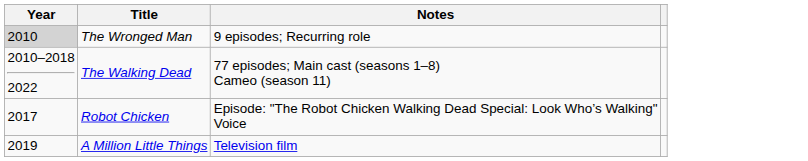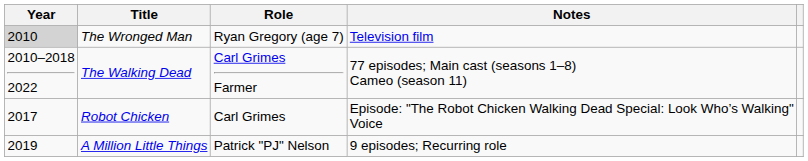+ column: (279, 15)
(292, 36) 9 episodes; Recurring role -> (392, 36) Television film
(256, 145) Television film -> (428, 145) 9 episodes; Recurring role
